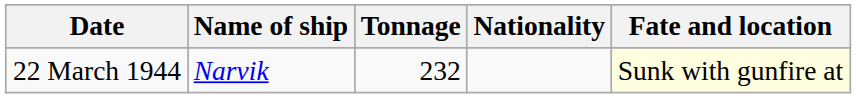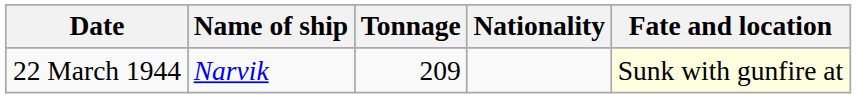(440, 69) 232 -> (440, 69) 209
